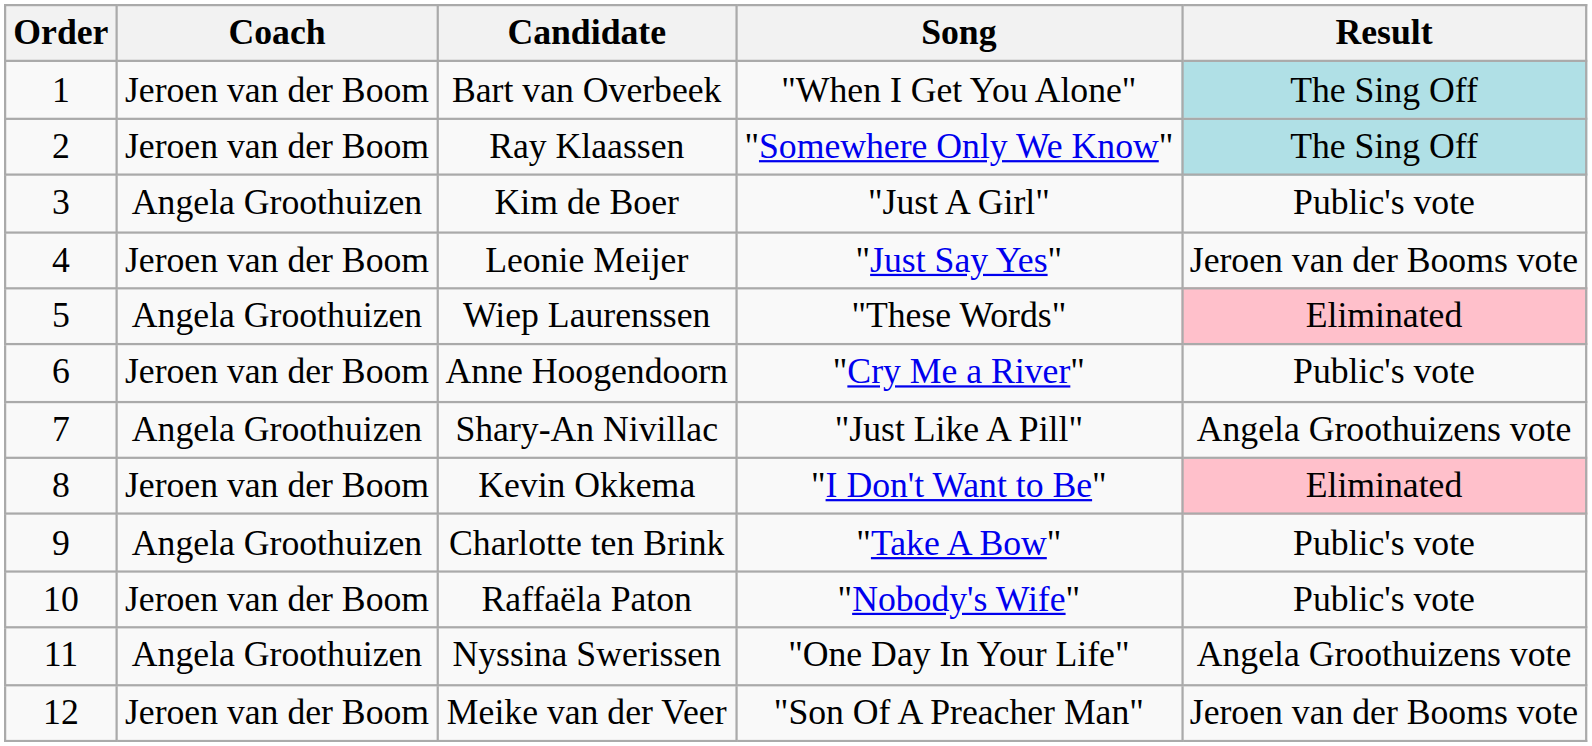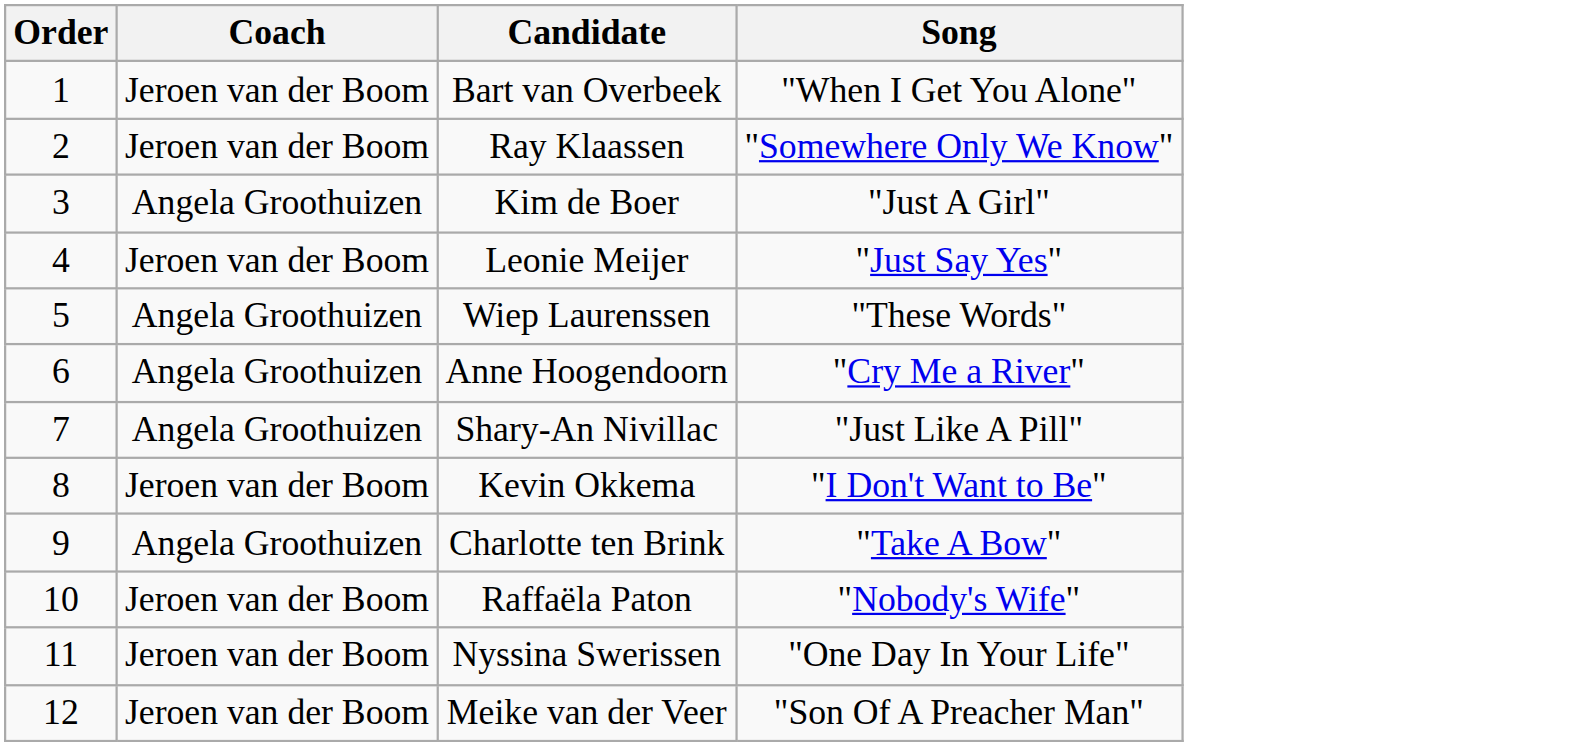- column: (1384, 32)
(277, 372) Jeroen van der Boom -> (277, 372) Angela Groothuizen
(277, 655) Angela Groothuizen -> (277, 655) Jeroen van der Boom
